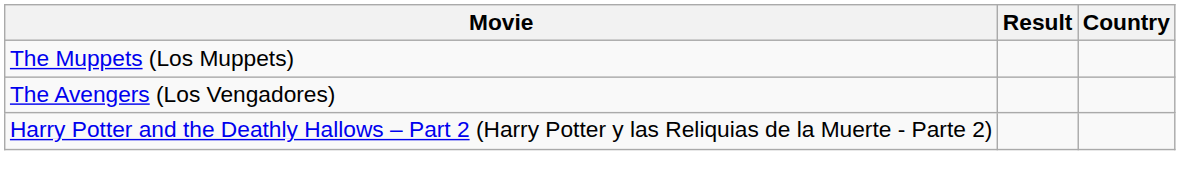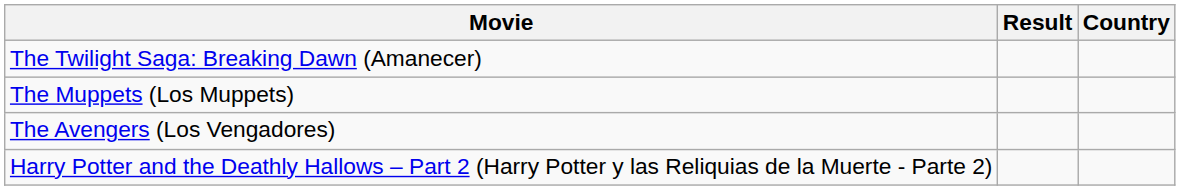+ row: (246, 58)
